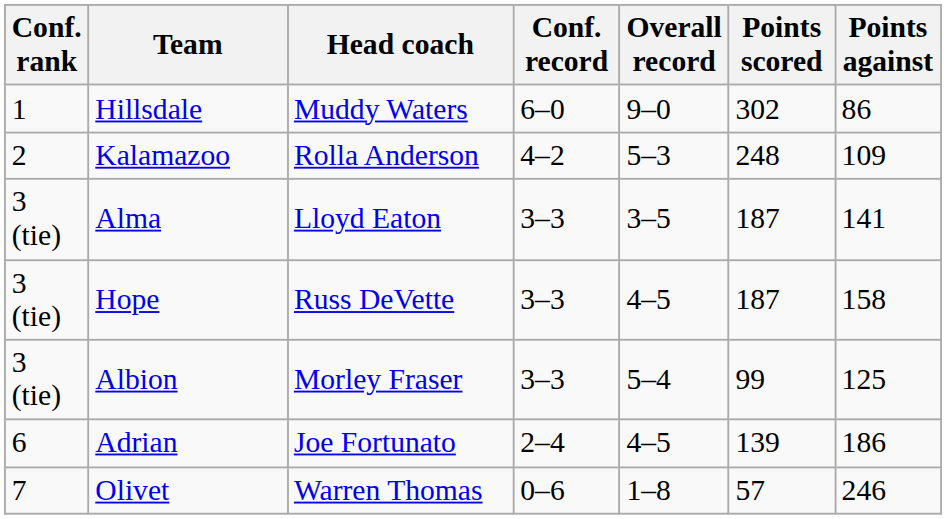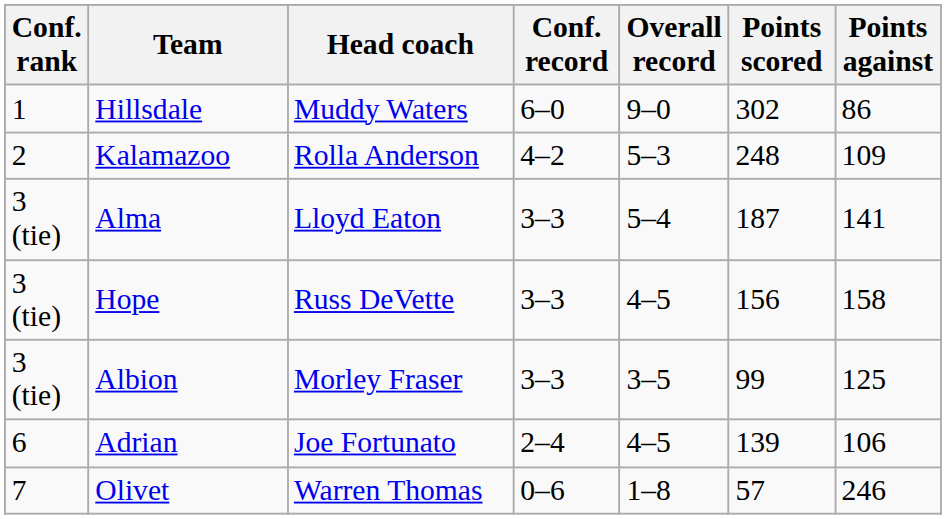(649, 218) 3–5 -> (649, 218) 5–4
(758, 298) 187 -> (758, 298) 156
(649, 379) 5–4 -> (649, 379) 3–5
(864, 442) 186 -> (864, 442) 106
